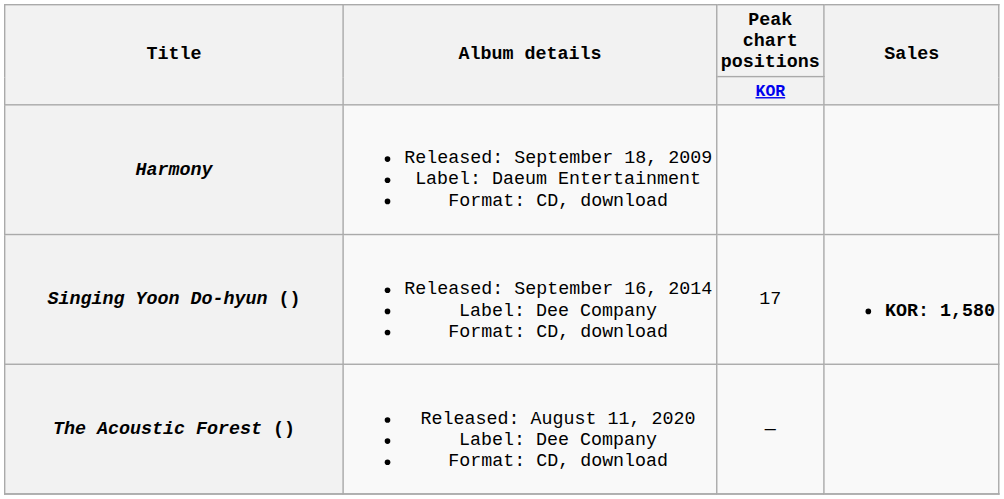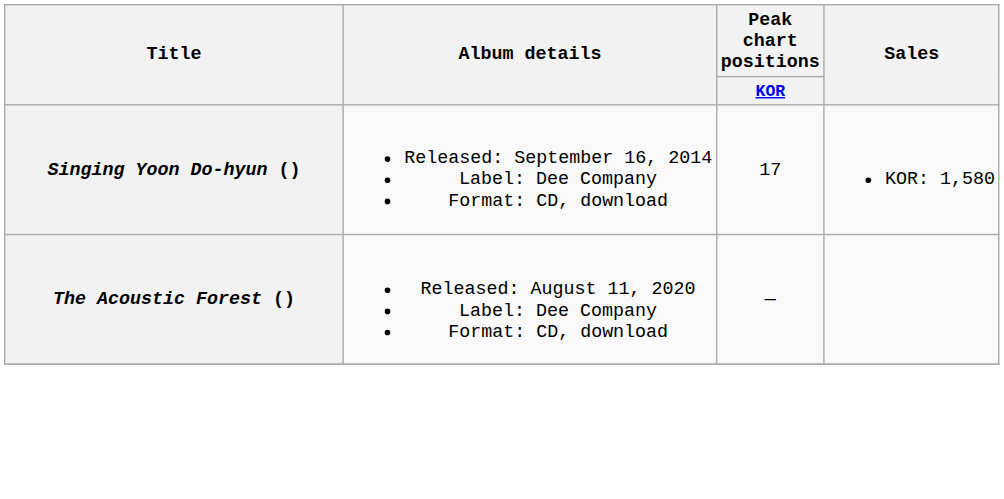- row: (174, 170)
(912, 310) bold -> (912, 180) normal
